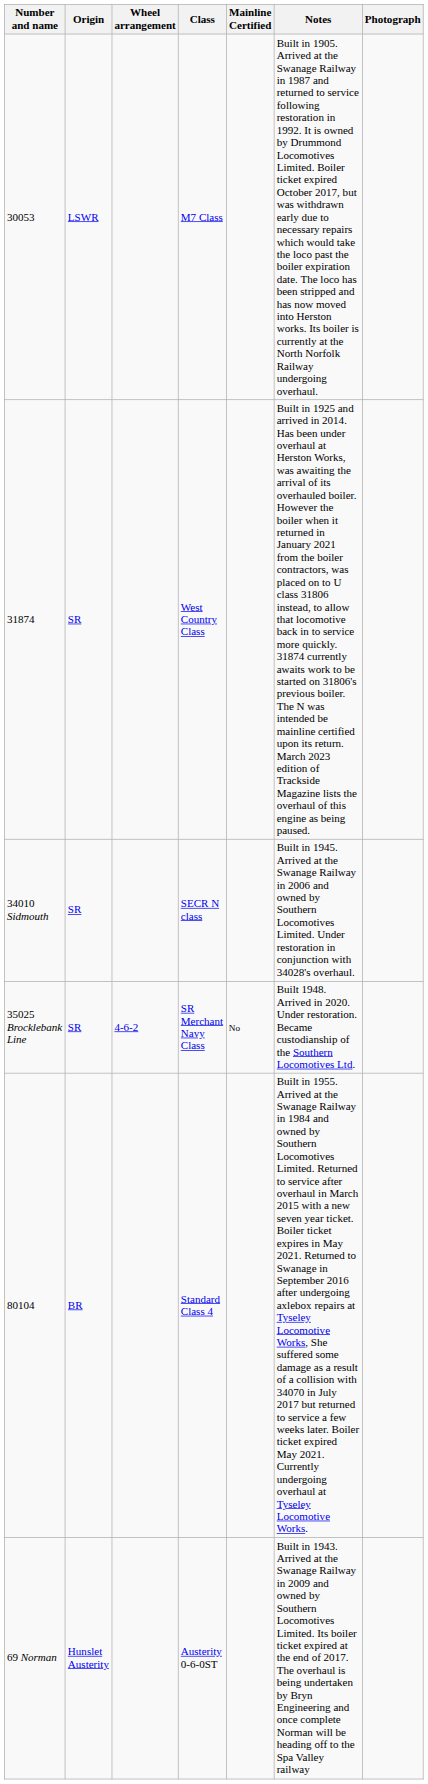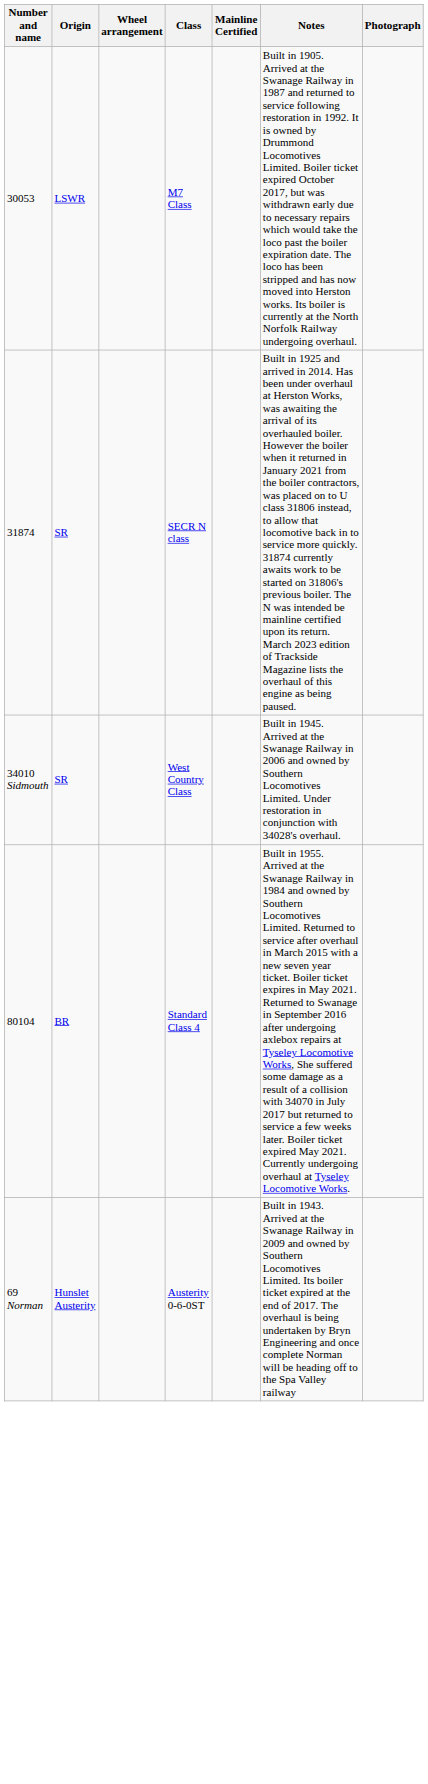(199, 619) West Country Class -> (187, 532) SECR N class
(200, 910) SECR N class -> (186, 779) West Country Class
- row: (35, 1027)
